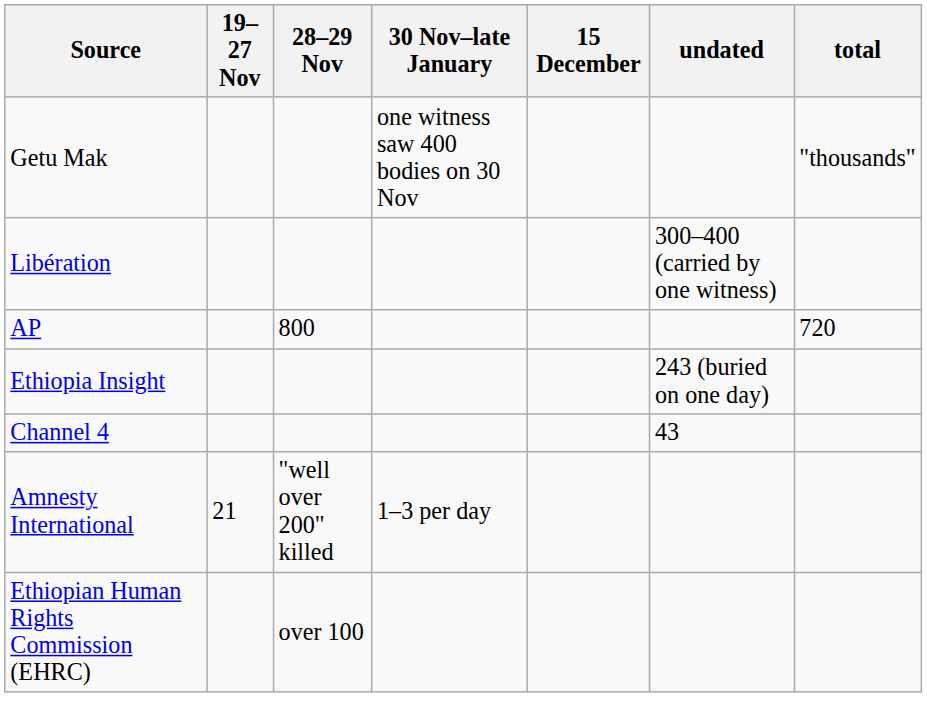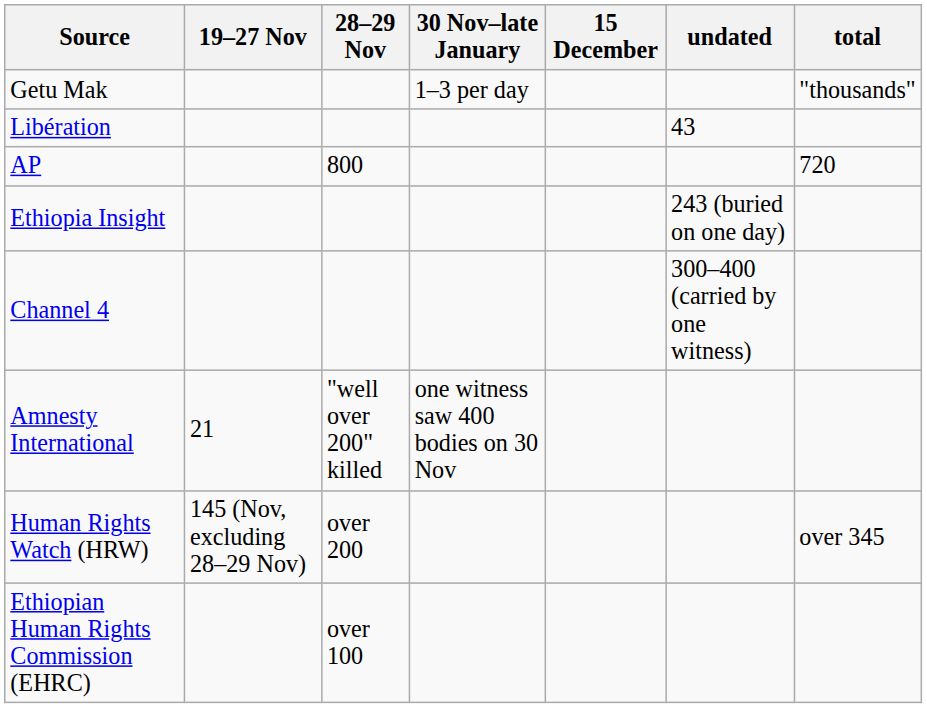(439, 157) one witness saw 400 bodies on 30 Nov -> (472, 89) 1–3 per day
(716, 263) 300–400 (carried by one witness) -> (683, 127) 43
(667, 432) 43 -> (724, 310) 300–400 (carried by one witness)
(434, 511) 1–3 per day -> (476, 430) one witness saw 400 bodies on 30 Nov
+ row: (80, 536)
